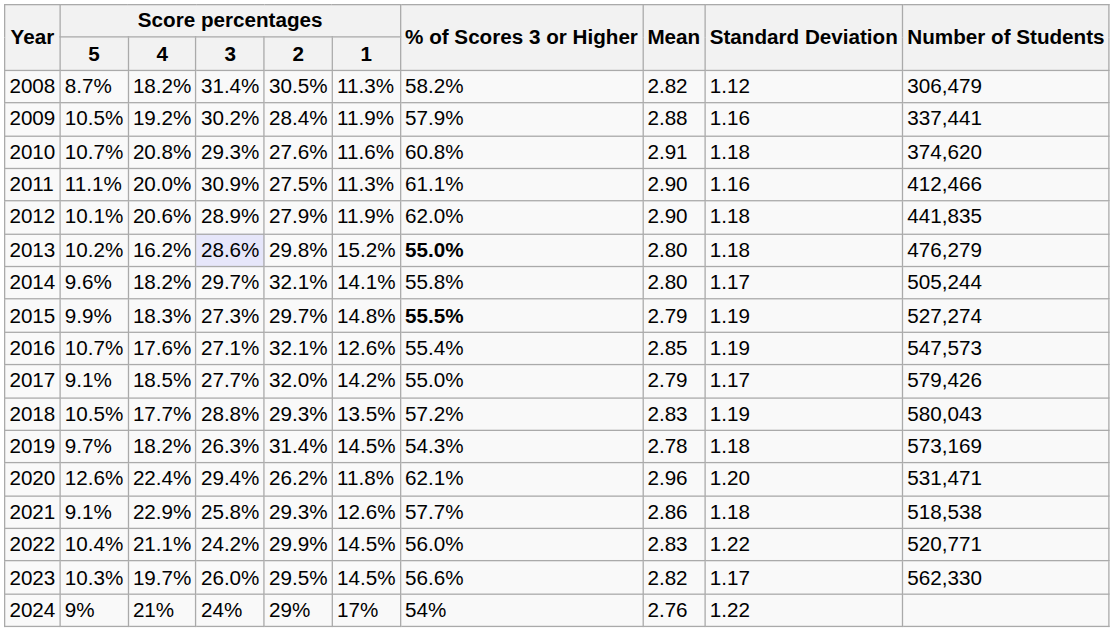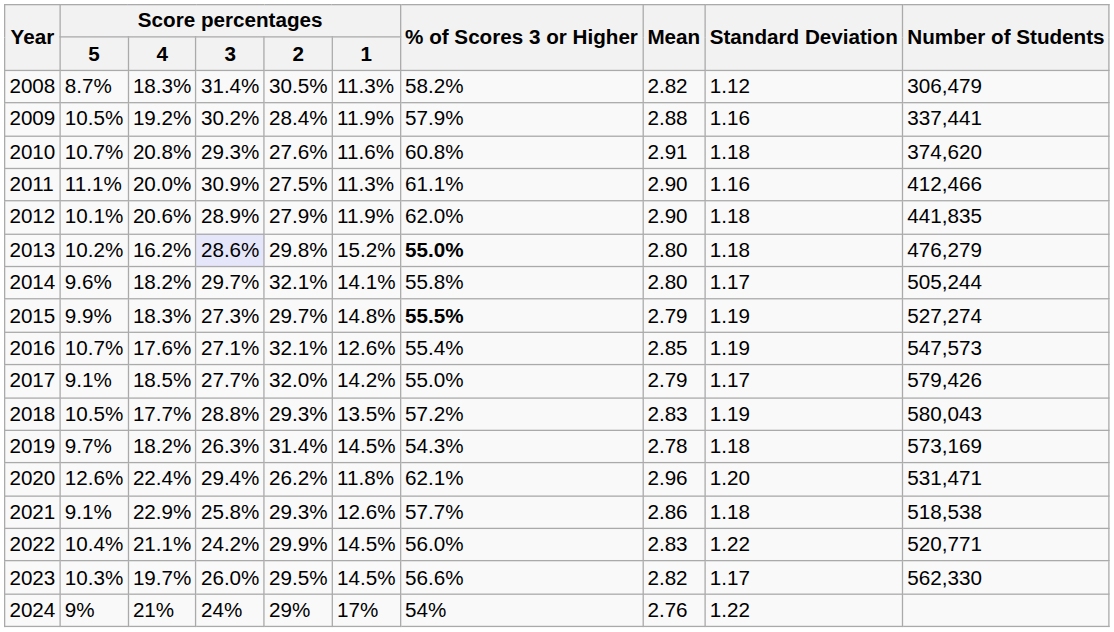(162, 86) 18.2% -> (162, 86) 18.3%
